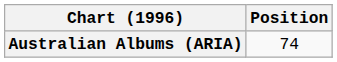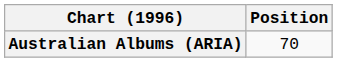(289, 44) 74 -> (289, 44) 70
